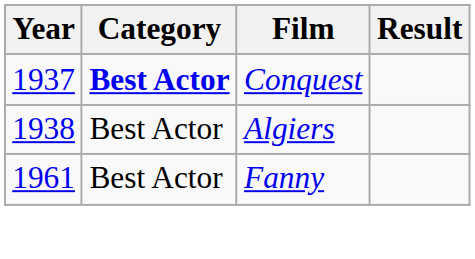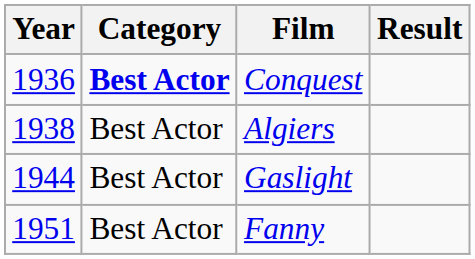(44, 79) 1937 -> (44, 79) 1936
+ row: (298, 178)
(44, 178) 1961 -> (44, 228) 1951
